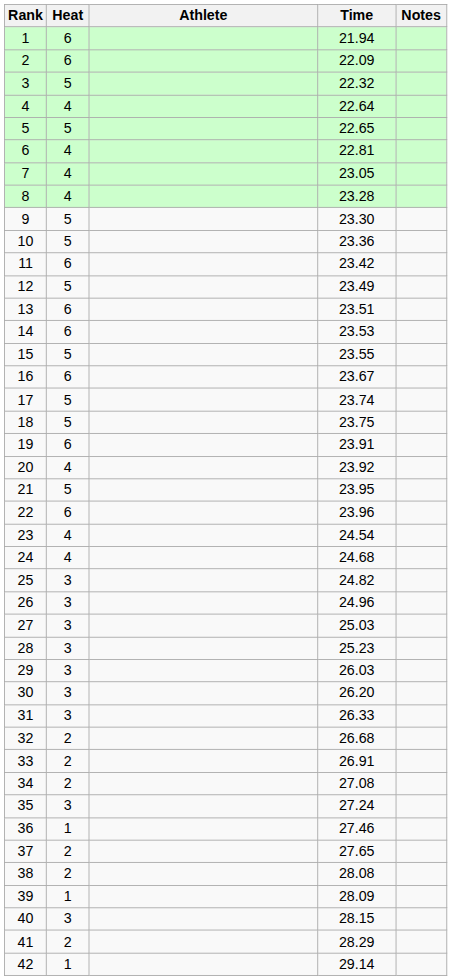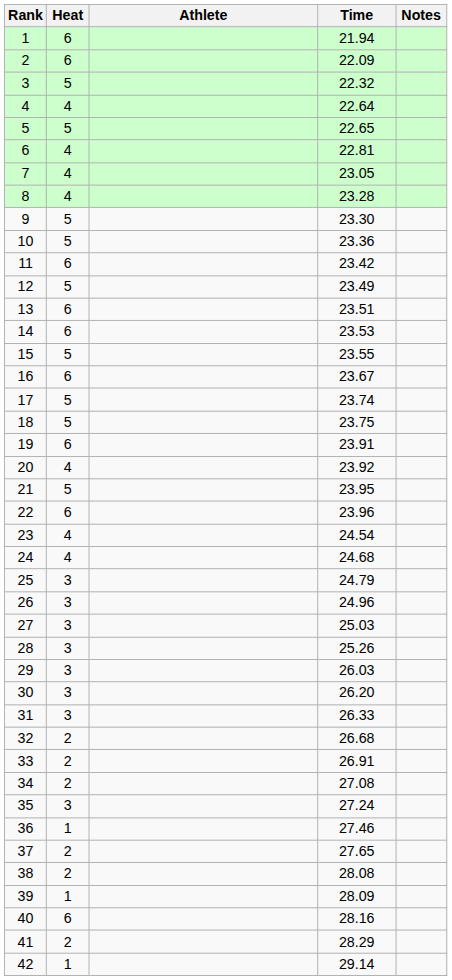(357, 580) 24.82 -> (357, 580) 24.79
(357, 648) 25.23 -> (357, 648) 25.26
(68, 919) 3 -> (68, 919) 6
(357, 919) 28.15 -> (357, 919) 28.16
